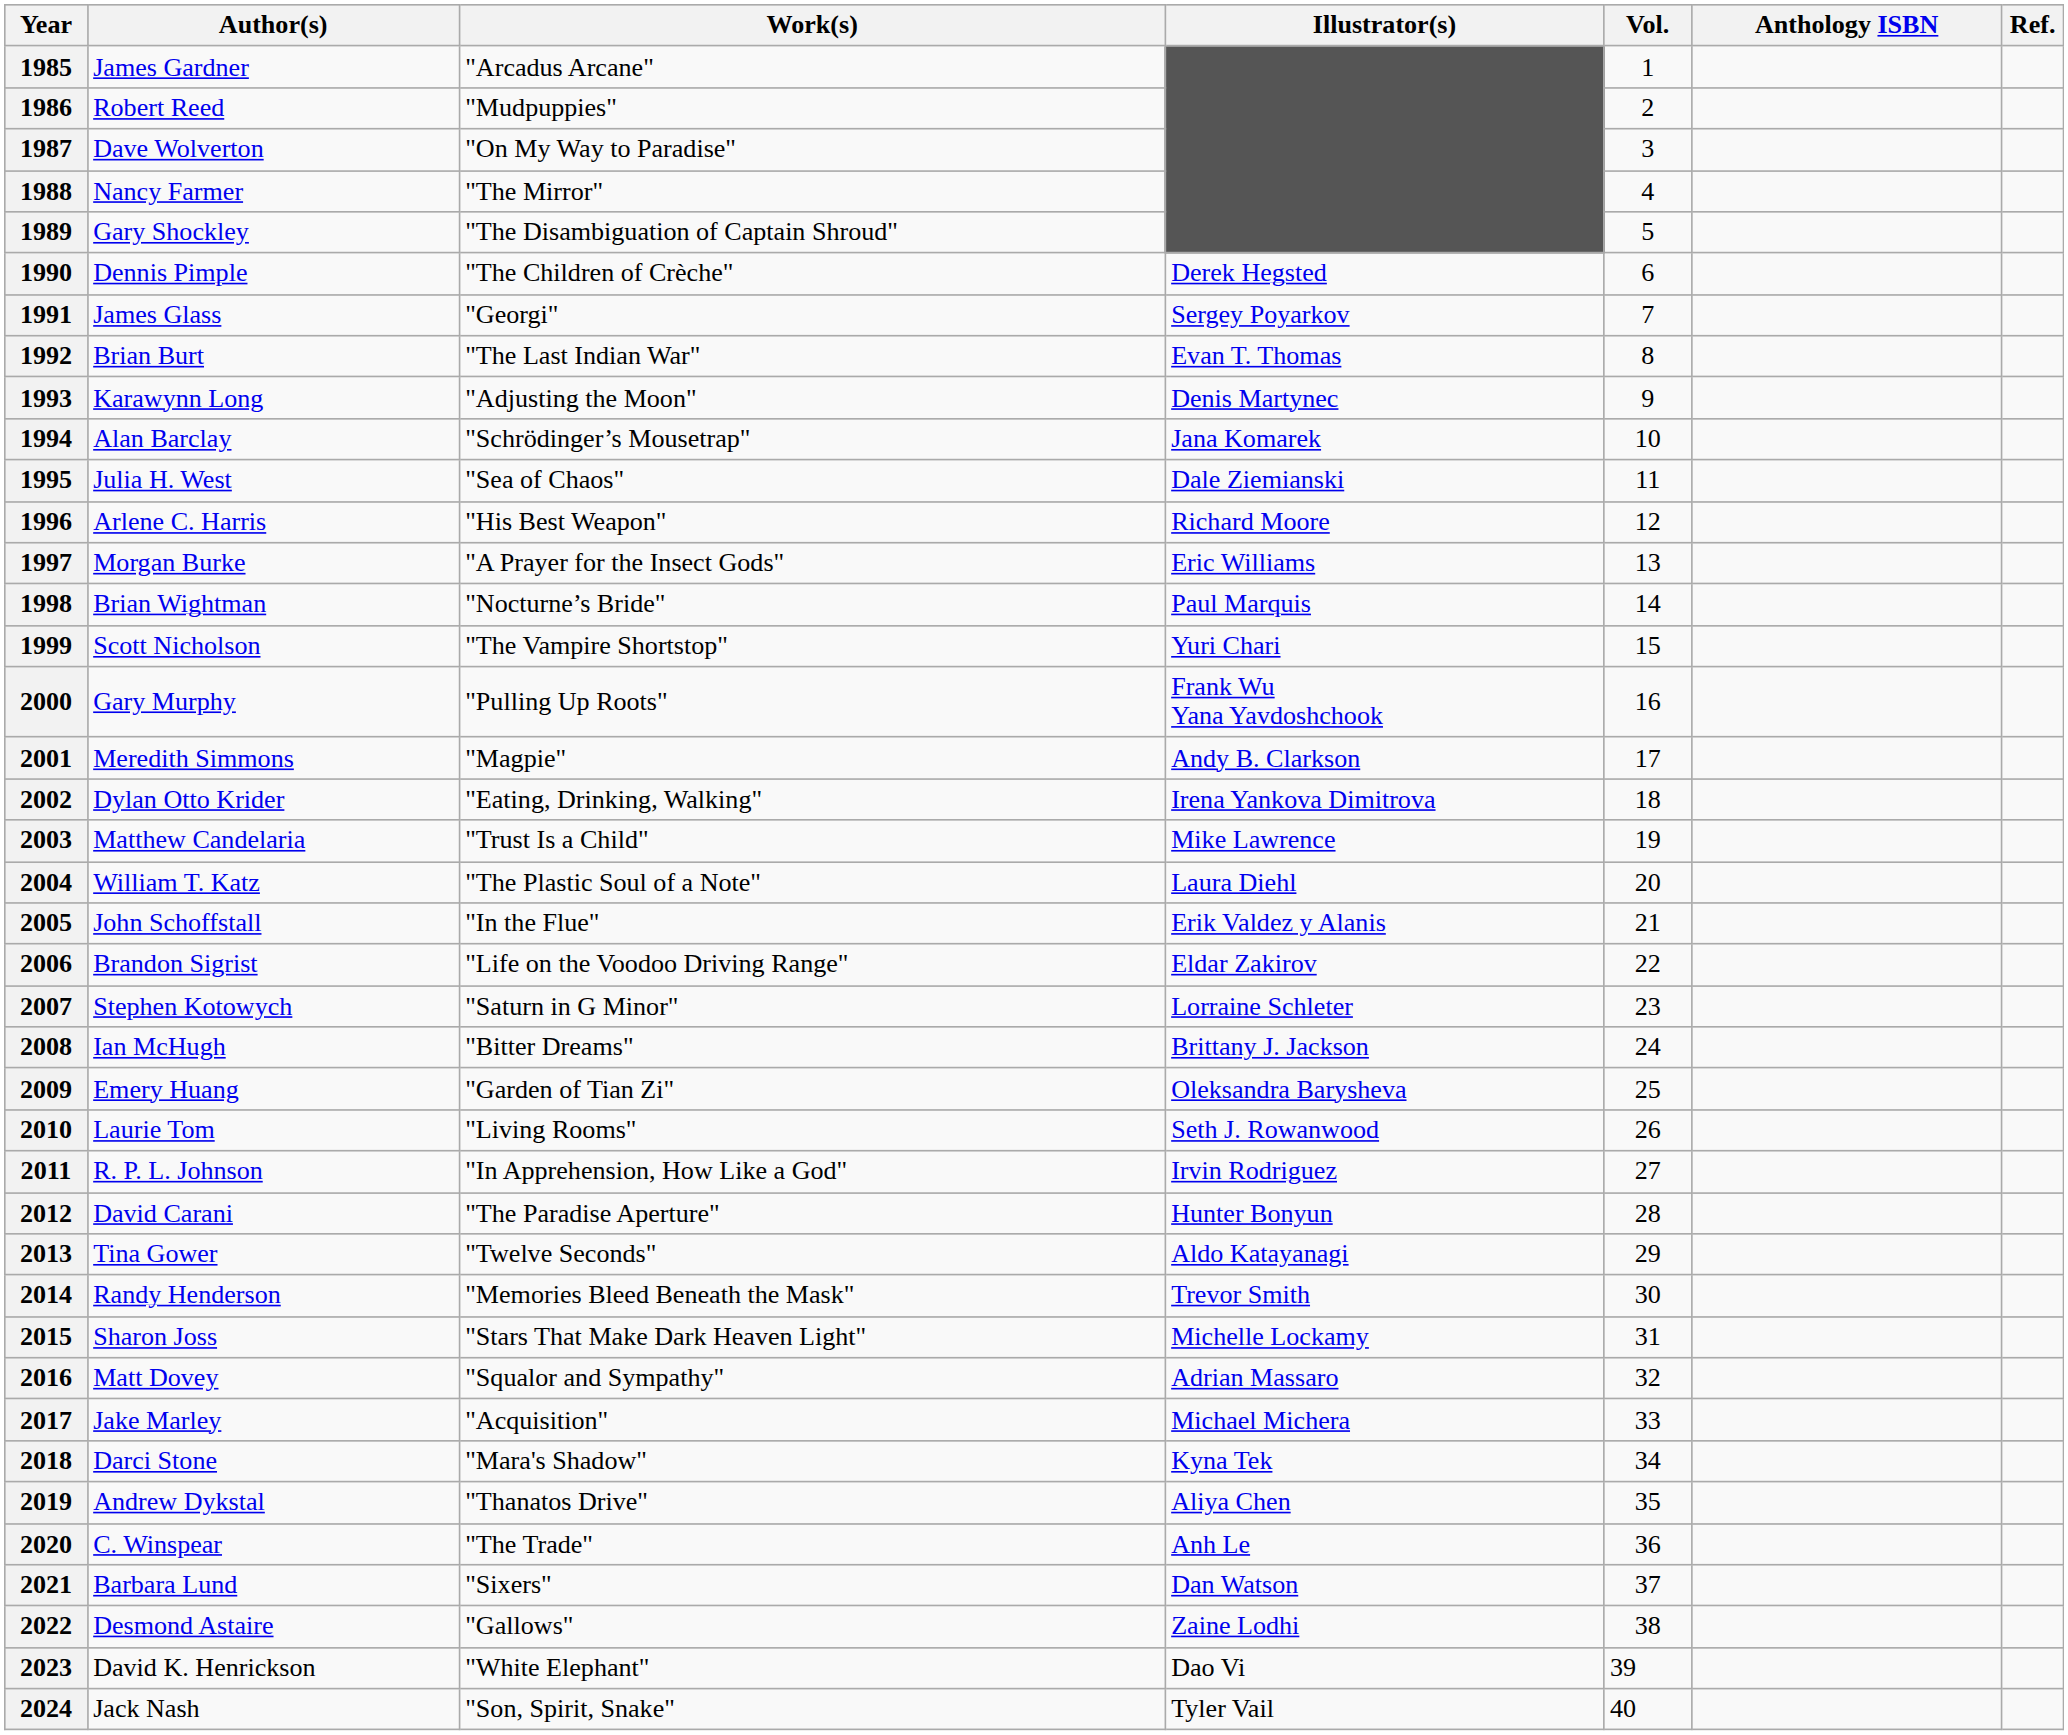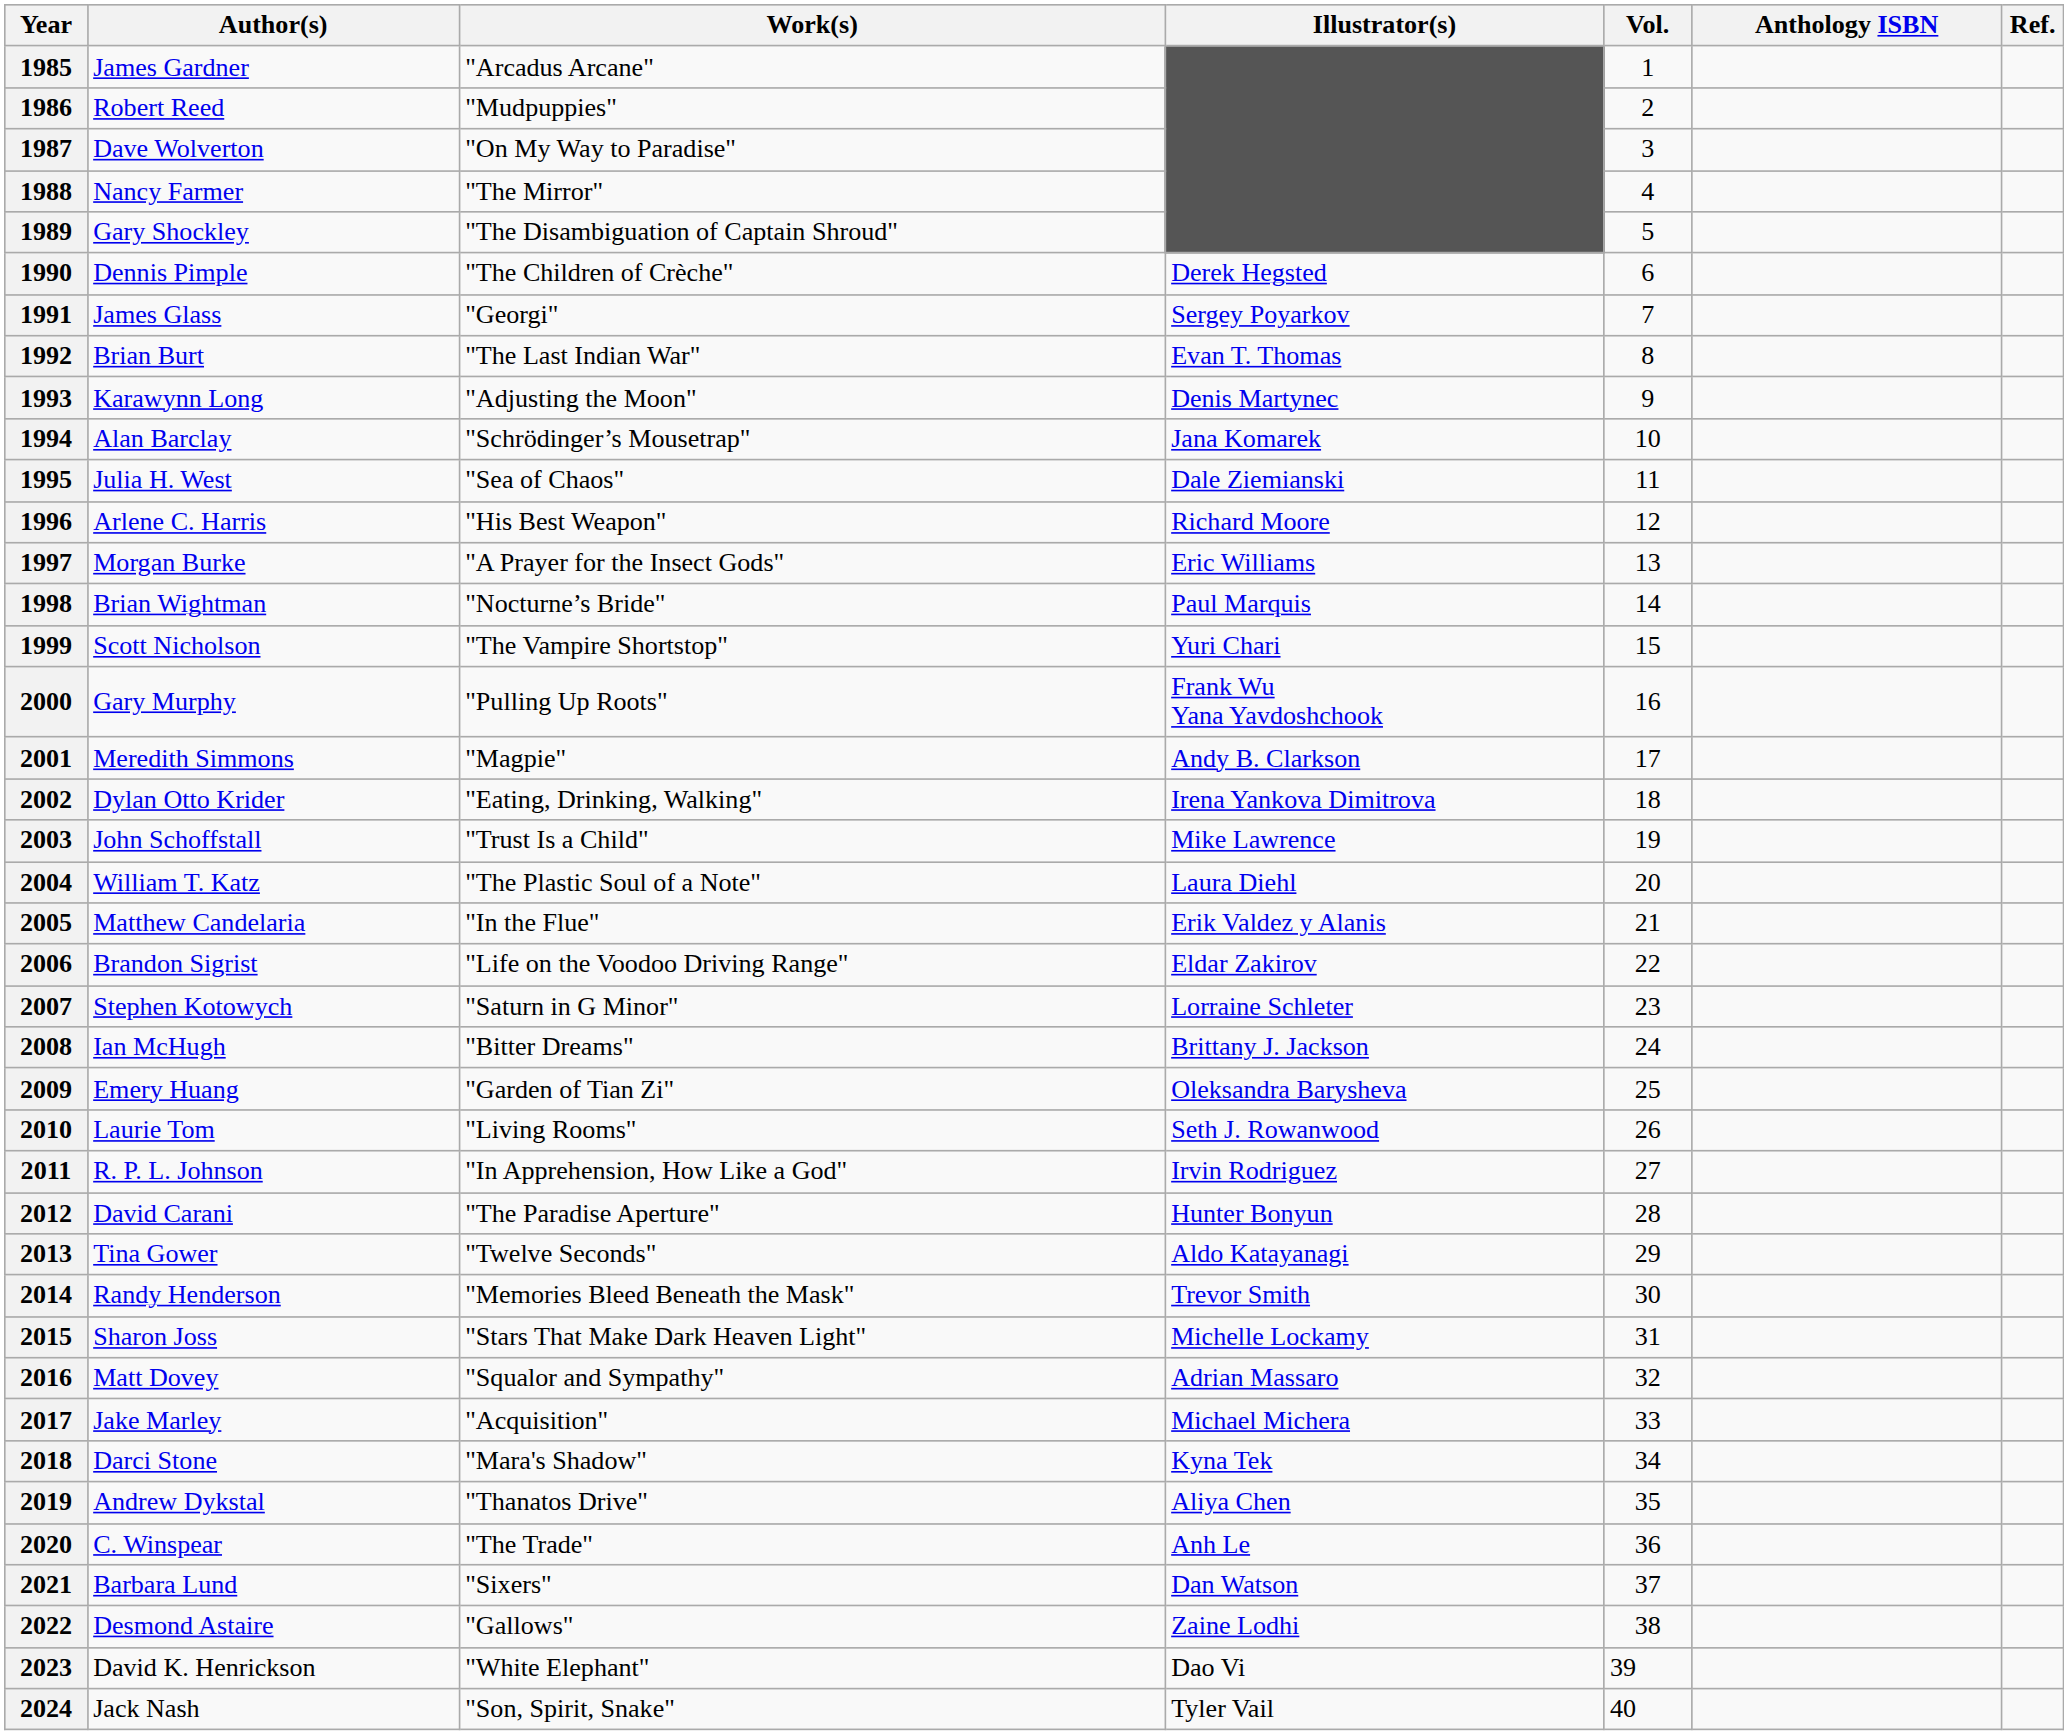(199, 840) Matthew Candelaria -> (177, 840) John Schoffstall
(177, 923) John Schoffstall -> (199, 923) Matthew Candelaria
